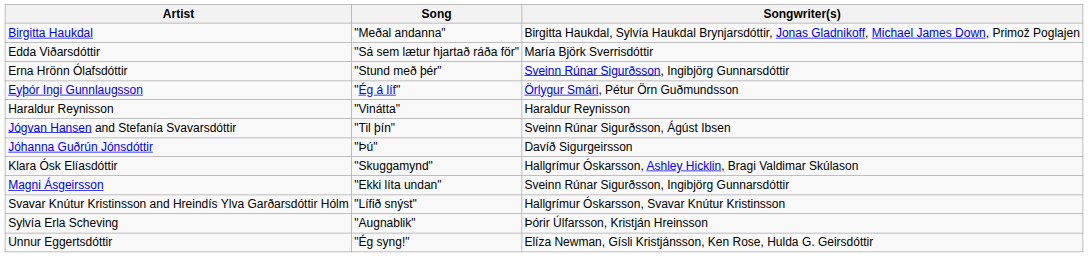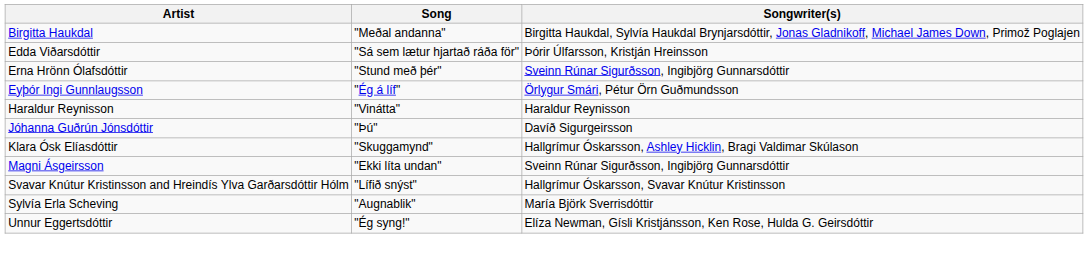(589, 52) María Björk Sverrisdóttir -> (616, 52) Þórir Úlfarsson, Kristján Hreinsson
- row: (122, 128)
(616, 223) Þórir Úlfarsson, Kristján Hreinsson -> (589, 204) María Björk Sverrisdóttir
